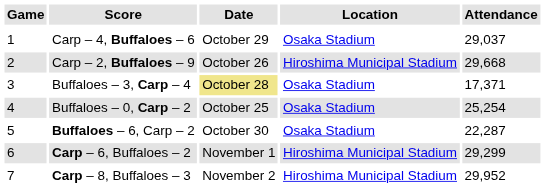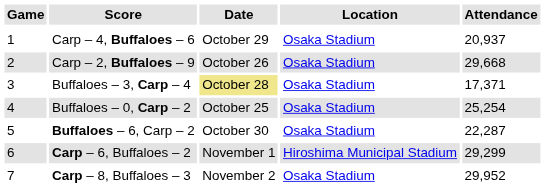(485, 39) 29,037 -> (485, 39) 20,937
(370, 62) Hiroshima Municipal Stadium -> (329, 62) Osaka Stadium
(370, 175) Hiroshima Municipal Stadium -> (329, 175) Osaka Stadium
